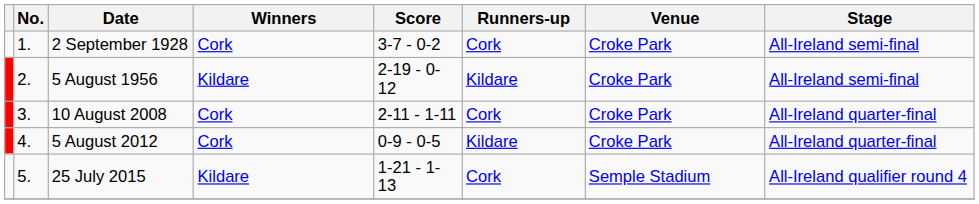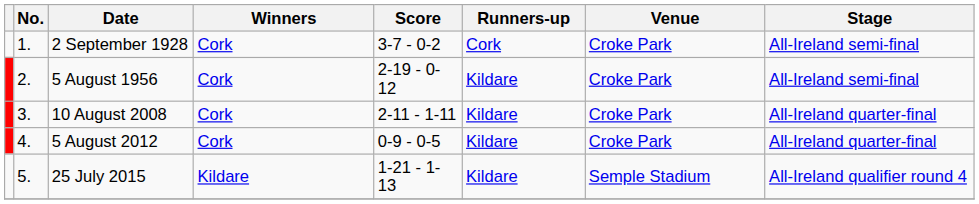(223, 80) Kildare -> (215, 80) Cork
(484, 115) Cork -> (492, 115) Kildare
(484, 176) Cork -> (492, 176) Kildare
